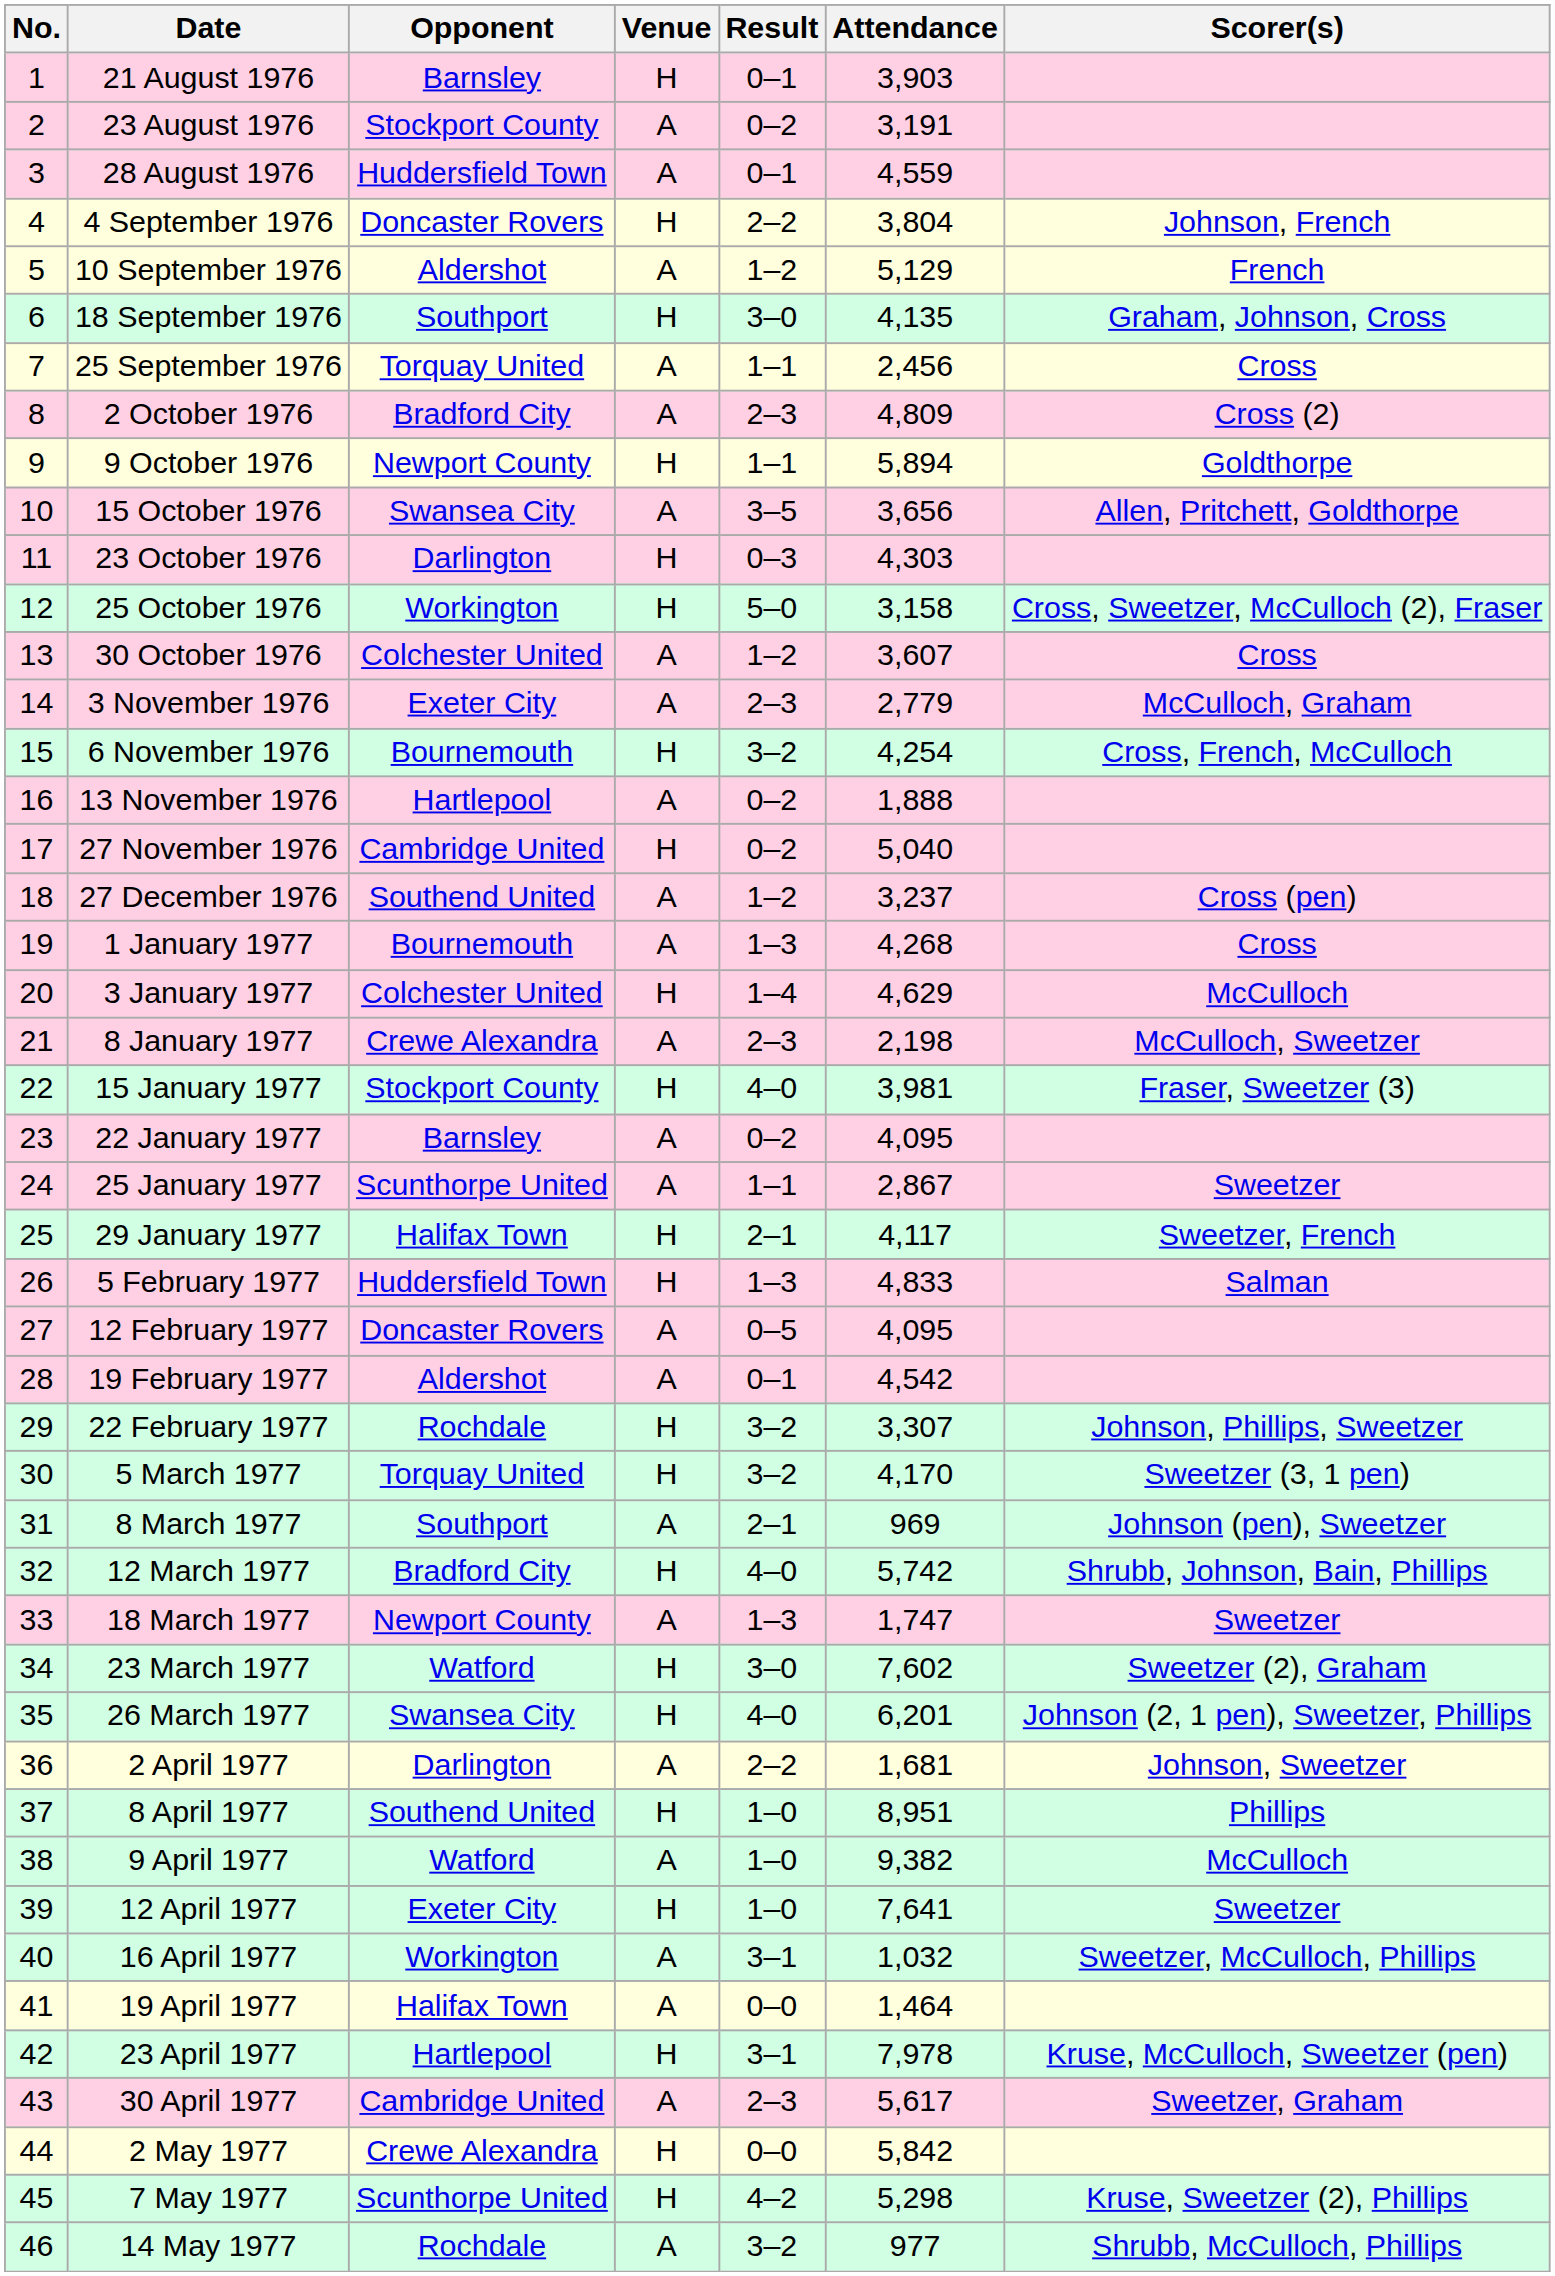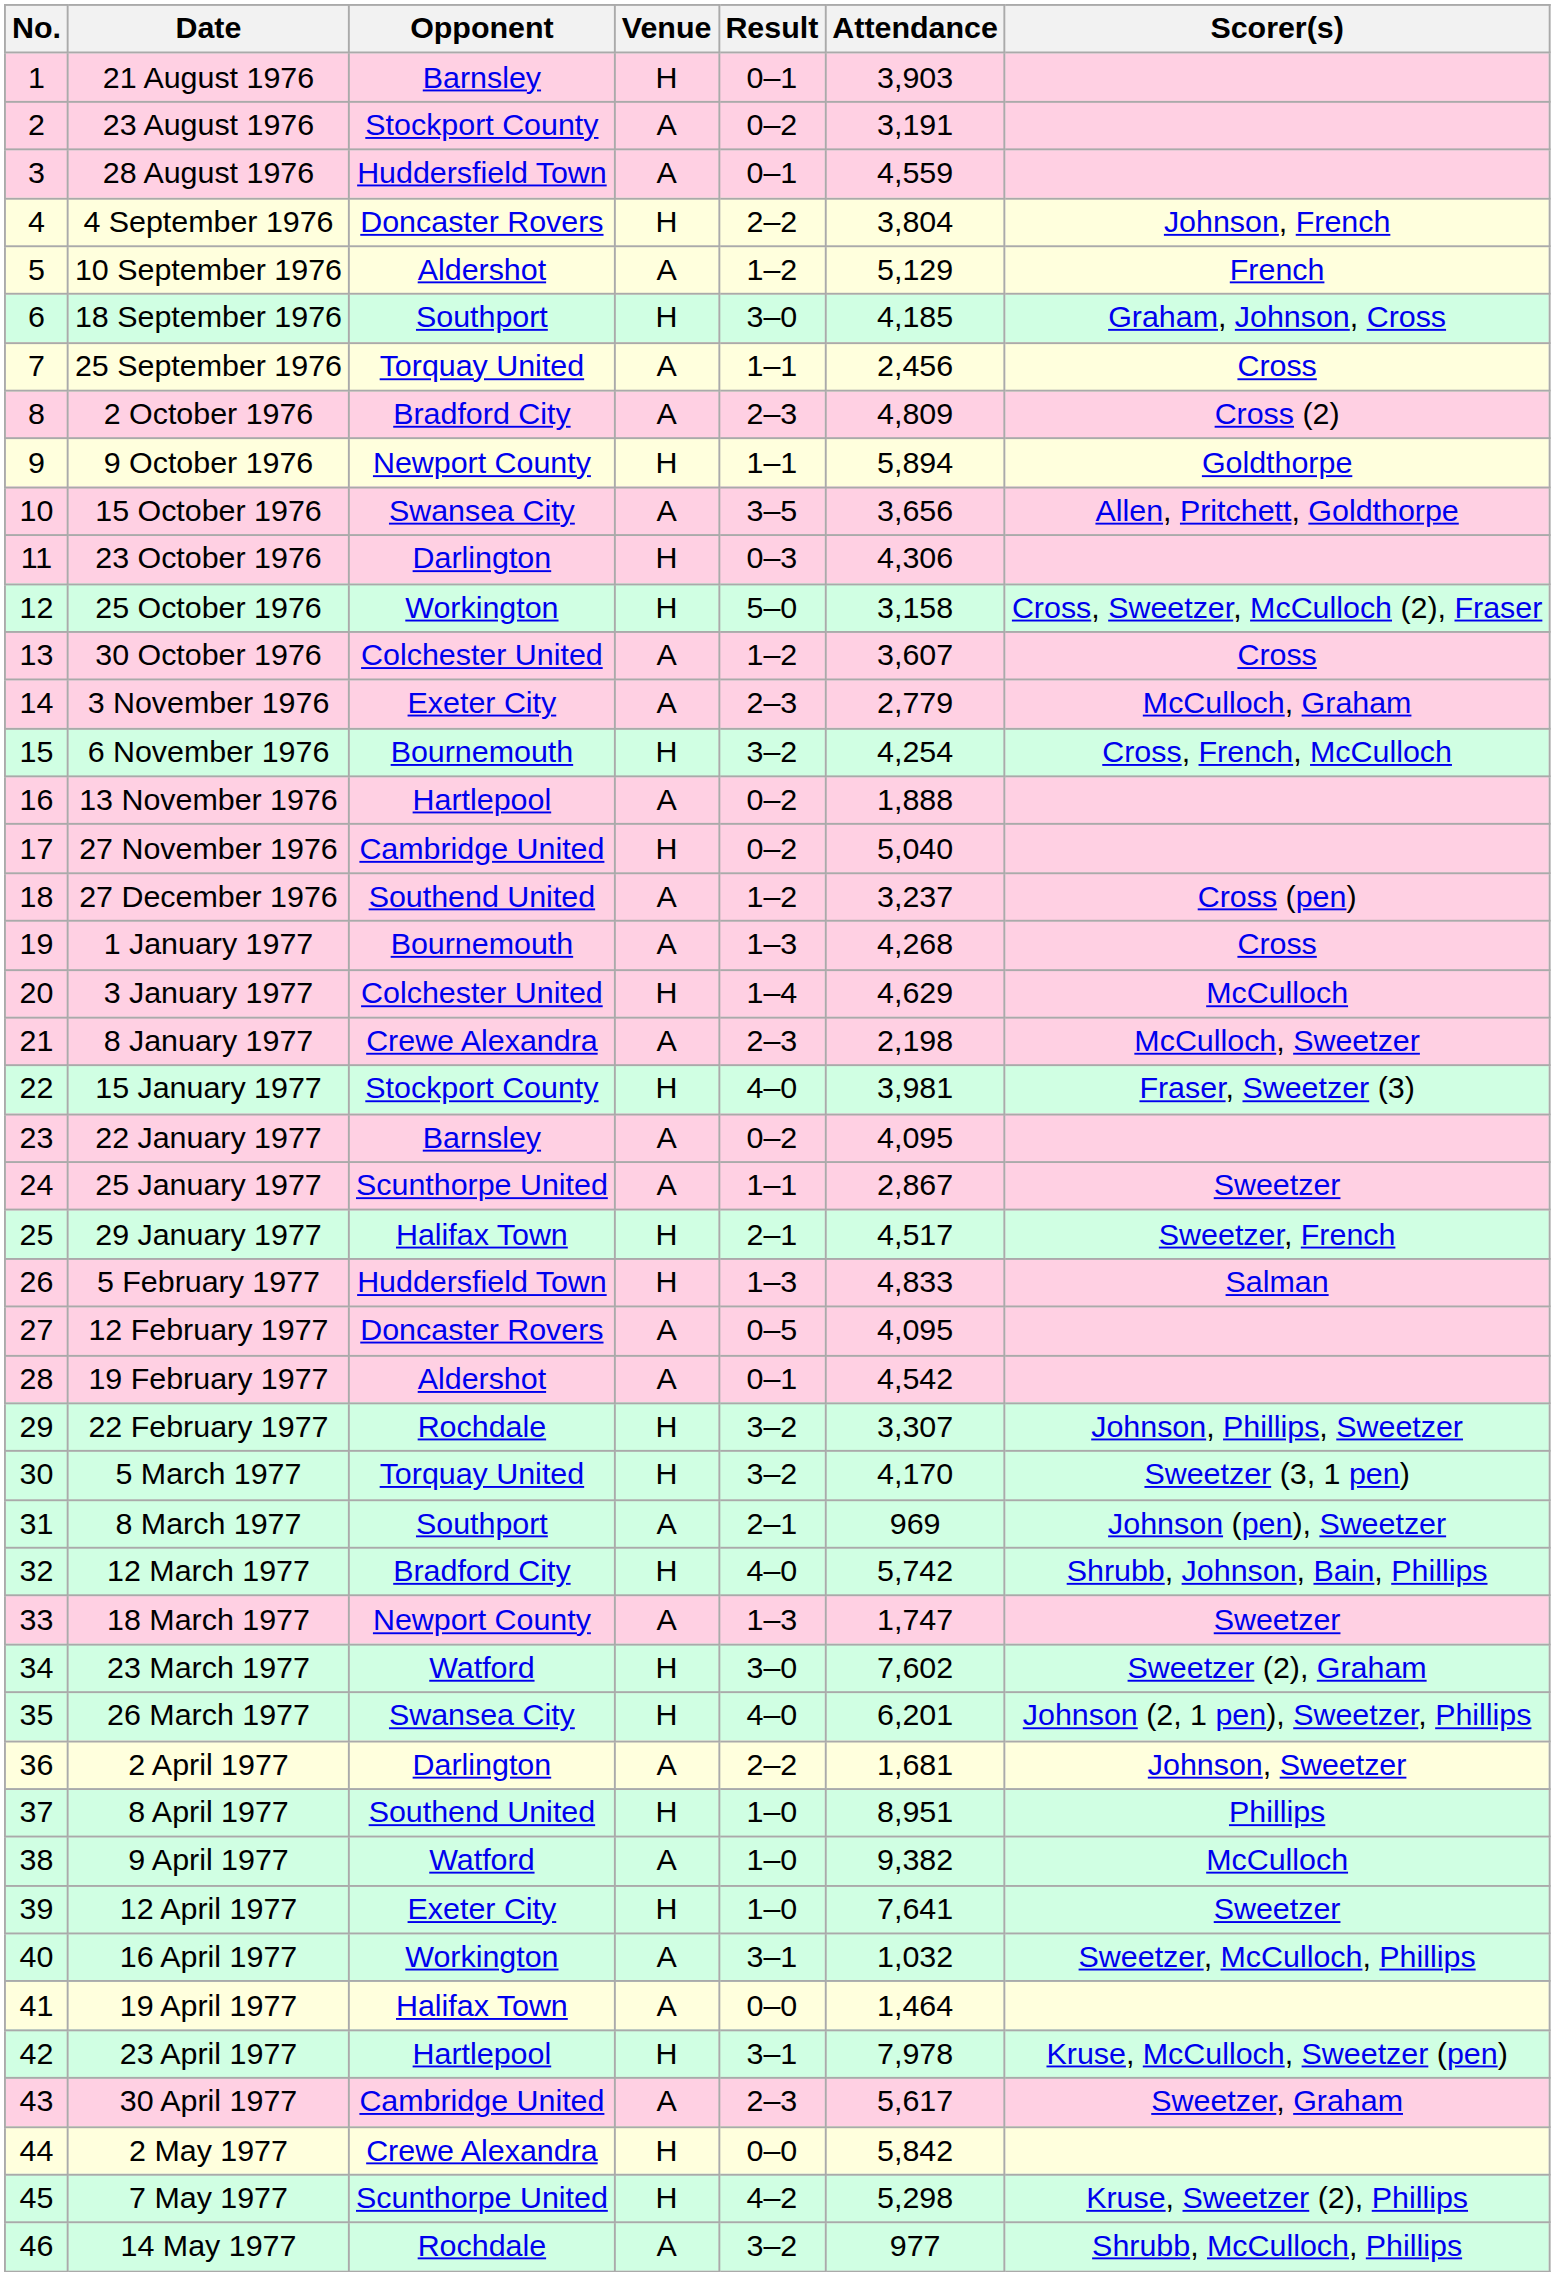(915, 317) 4,135 -> (915, 317) 4,185
(915, 558) 4,303 -> (915, 558) 4,306
(915, 1233) 4,117 -> (915, 1233) 4,517
